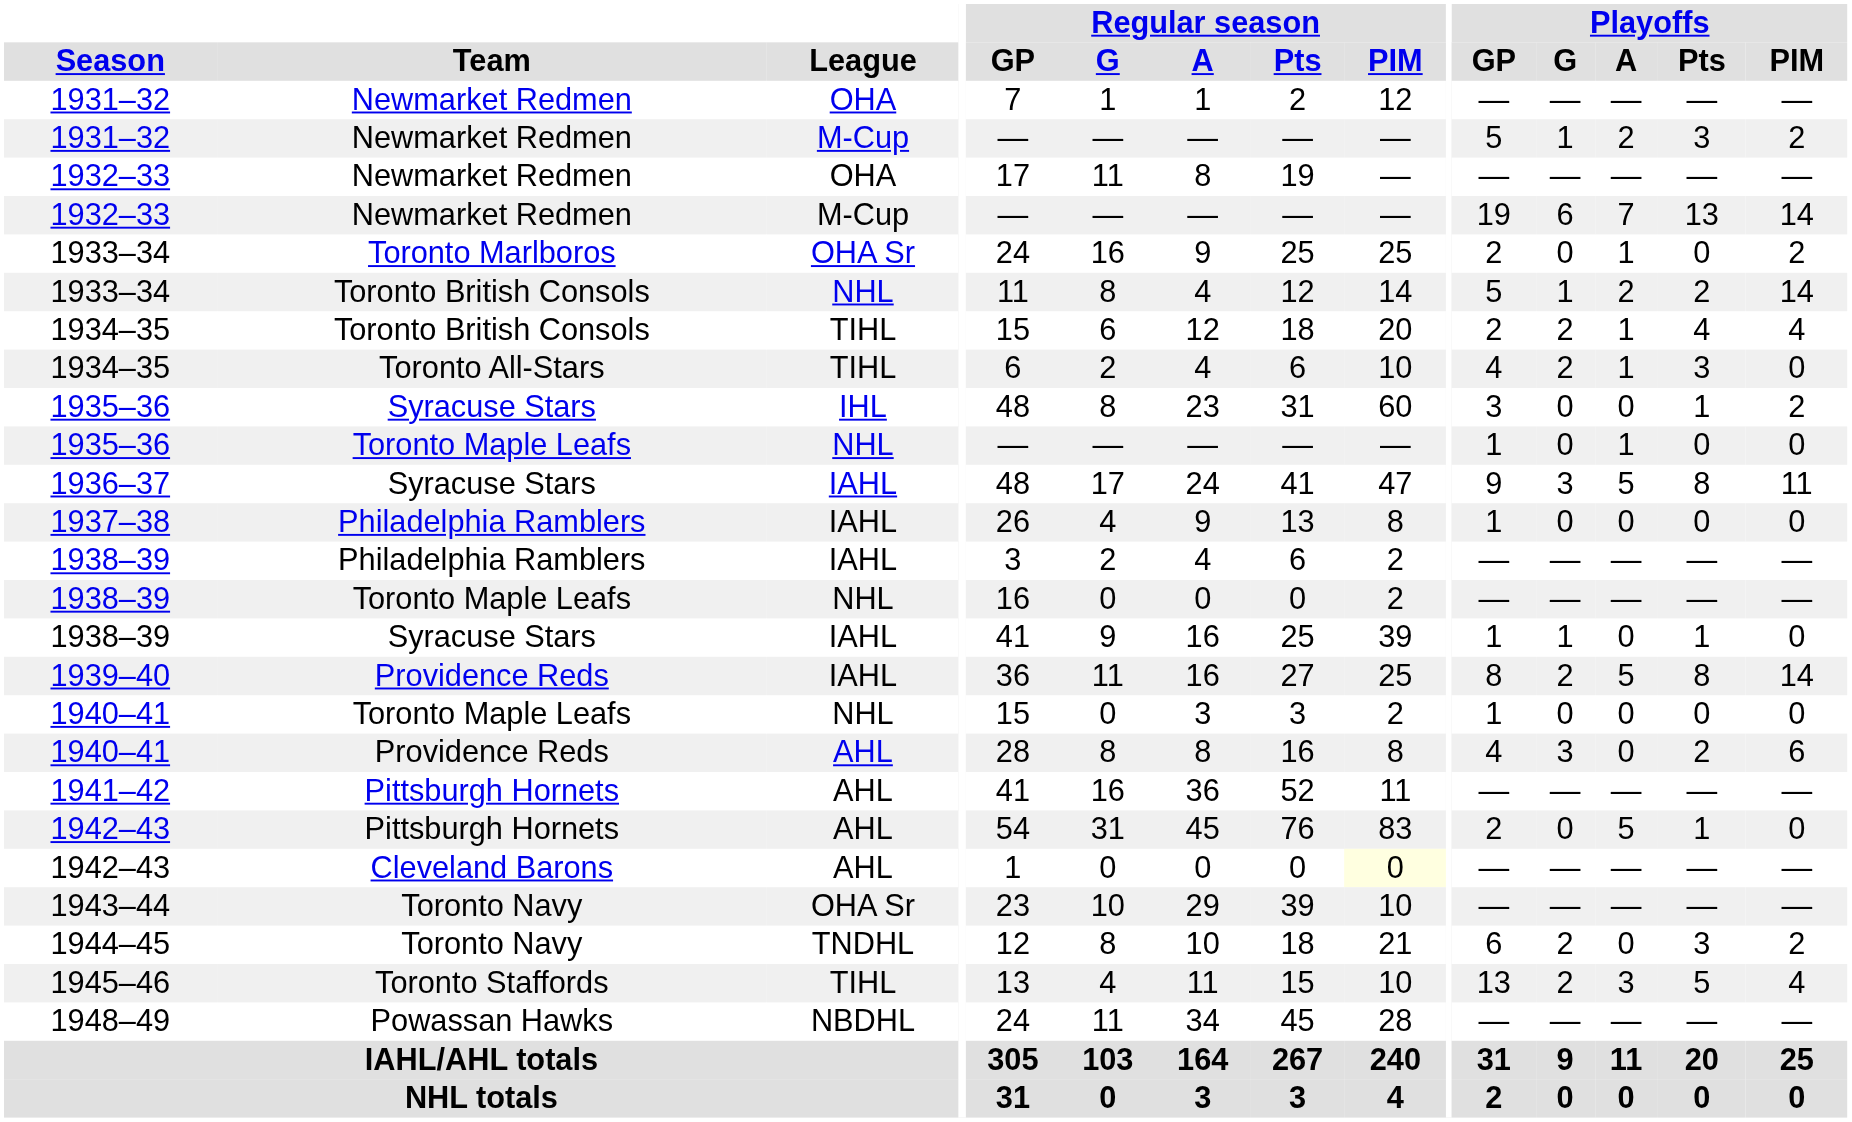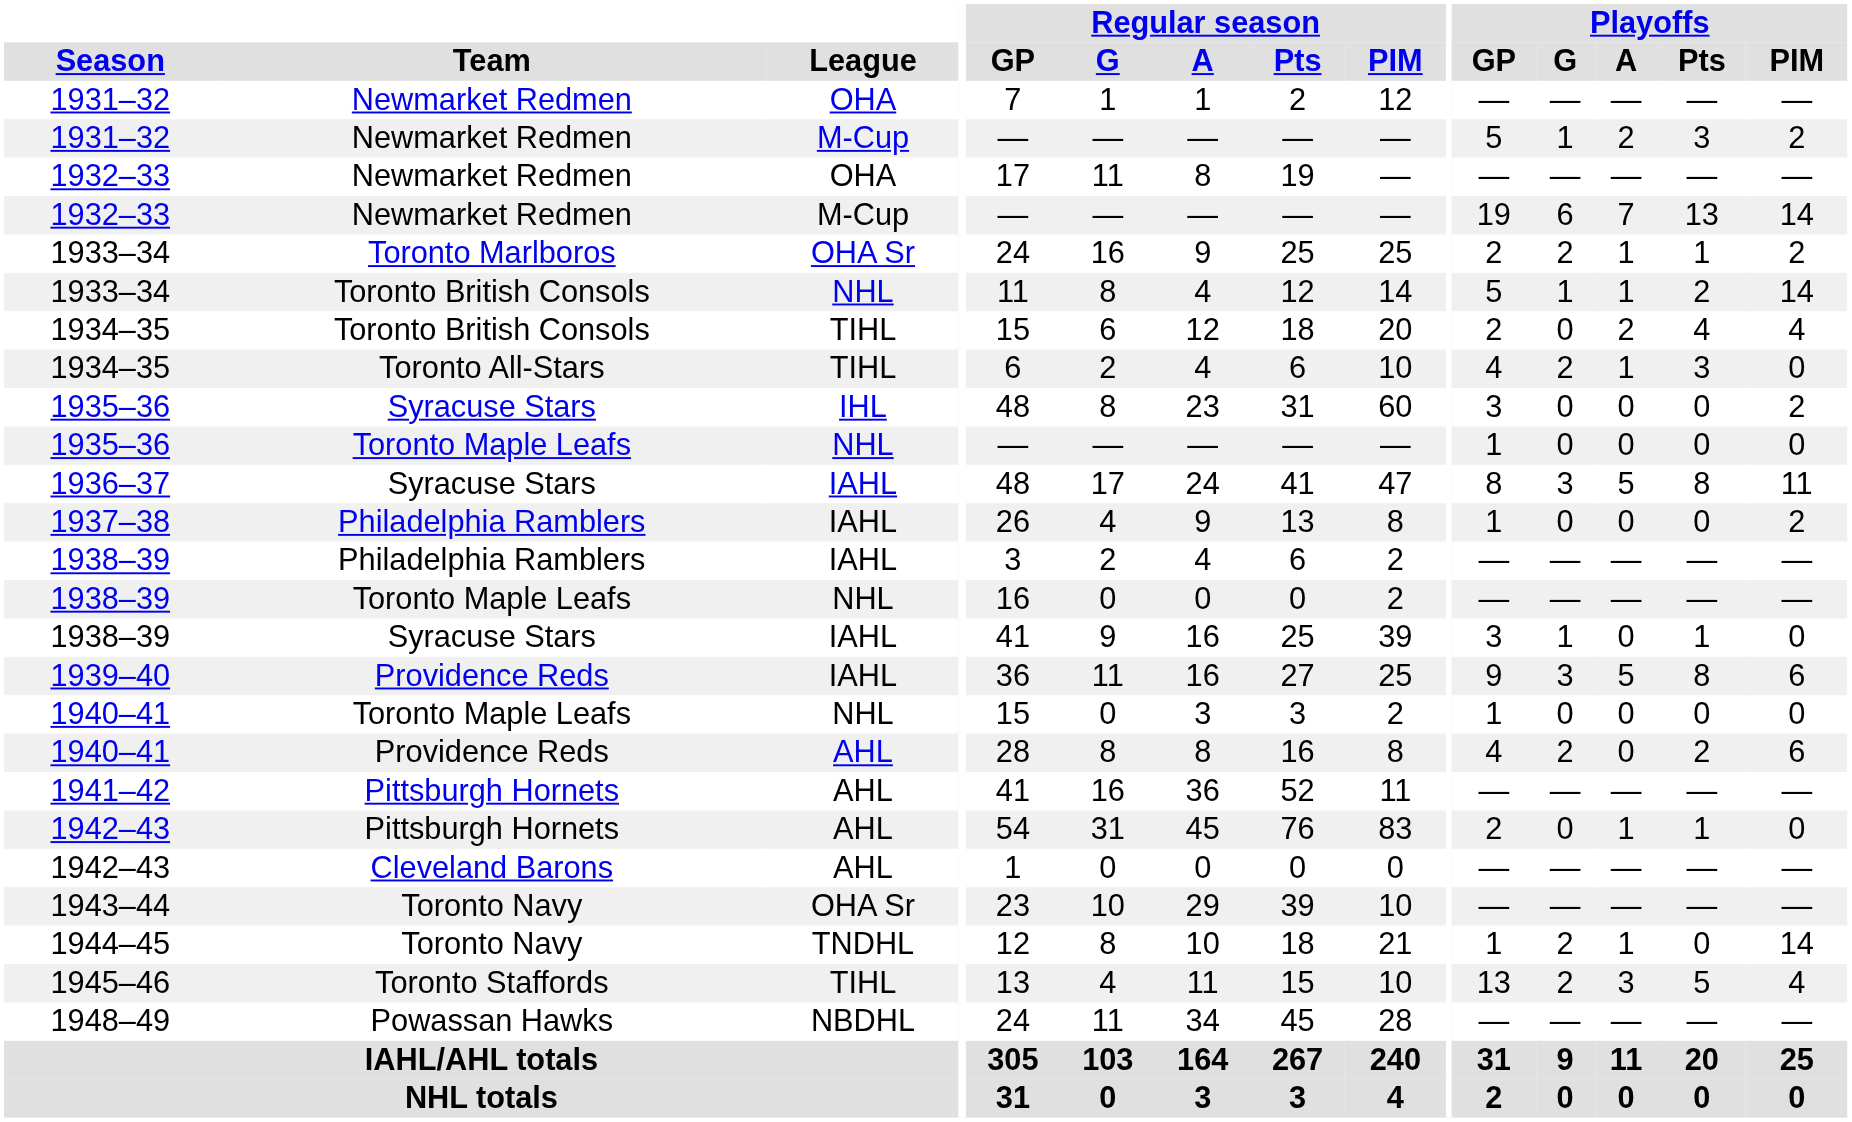(1565, 253) 0 -> (1565, 253) 2
(1702, 253) 0 -> (1702, 253) 1
(1626, 291) 2 -> (1626, 291) 1
(1565, 329) 2 -> (1565, 329) 0
(1626, 329) 1 -> (1626, 329) 2
(1702, 406) 1 -> (1702, 406) 0
(1626, 445) 1 -> (1626, 445) 0
(1494, 483) 9 -> (1494, 483) 8
(1797, 521) 0 -> (1797, 521) 2
(1494, 637) 1 -> (1494, 637) 3
(1494, 675) 8 -> (1494, 675) 9
(1565, 675) 2 -> (1565, 675) 3
(1797, 675) 14 -> (1797, 675) 6
(1565, 752) 3 -> (1565, 752) 2
(1626, 829) 5 -> (1626, 829) 1
(1395, 867) lightyellow background -> (1395, 867) no background
(1494, 944) 6 -> (1494, 944) 1
(1626, 944) 0 -> (1626, 944) 1
(1702, 944) 3 -> (1702, 944) 0
(1797, 944) 2 -> (1797, 944) 14
